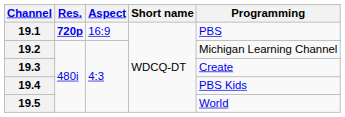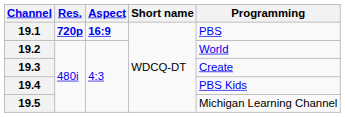(99, 31) normal -> (100, 31) bold
(268, 49) Michigan Learning Channel -> (214, 49) World
(214, 103) World -> (268, 103) Michigan Learning Channel
